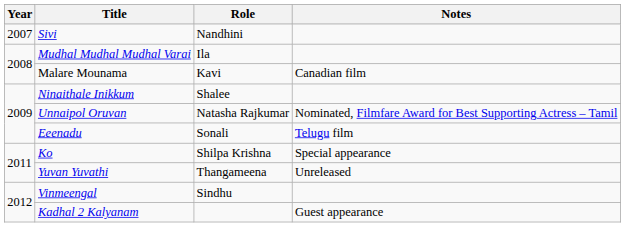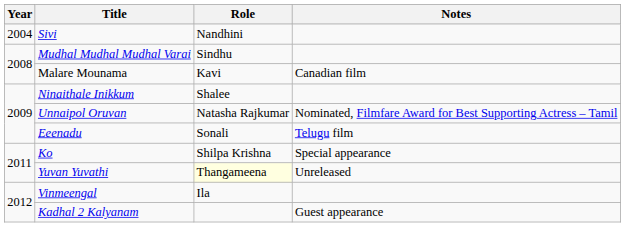(20, 34) 2007 -> (20, 34) 2004
(203, 53) Ila -> (214, 53) Sindhu
(232, 172) no background -> (232, 172) lightyellow background
(214, 192) Sindhu -> (203, 192) Ila
